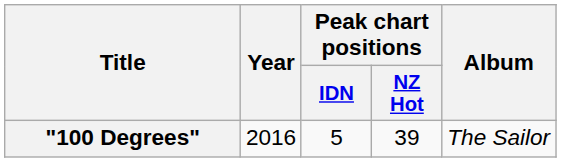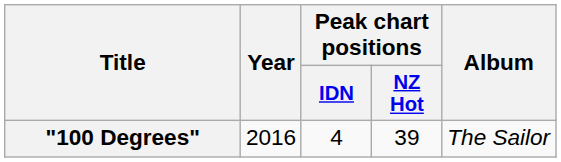(336, 138) 5 -> (336, 138) 4
